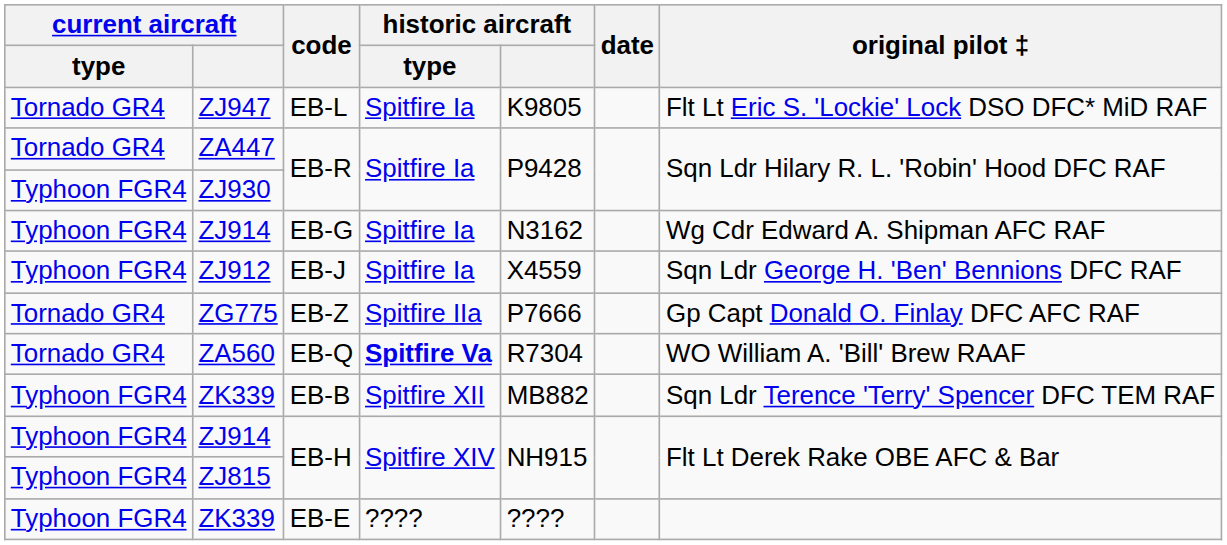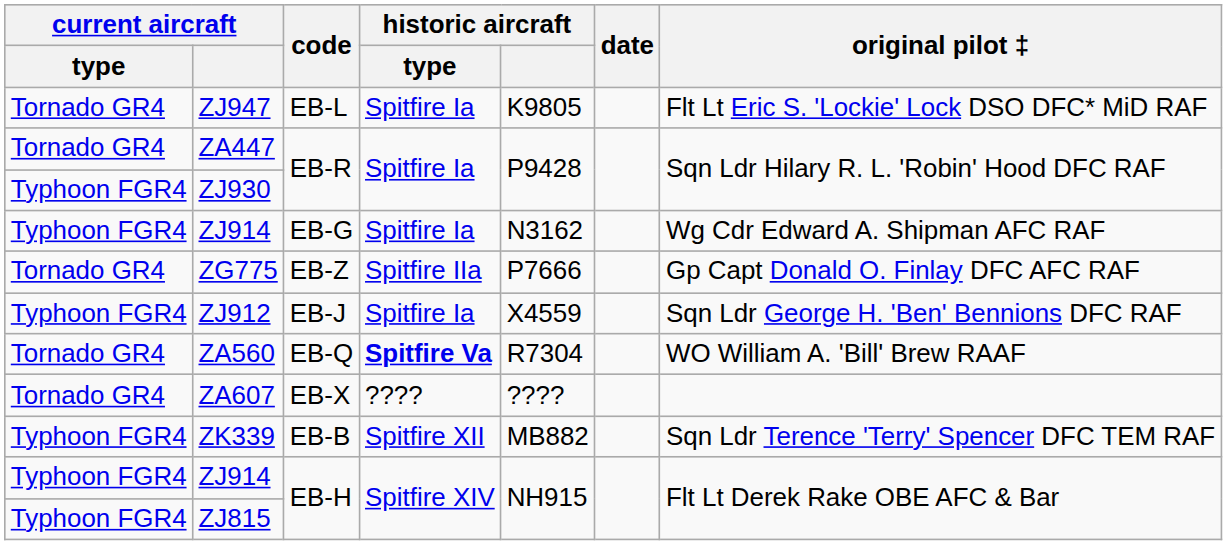rows swapped: (235, 271) <-> (238, 312)
+ row: (237, 395)
- row: (237, 518)
